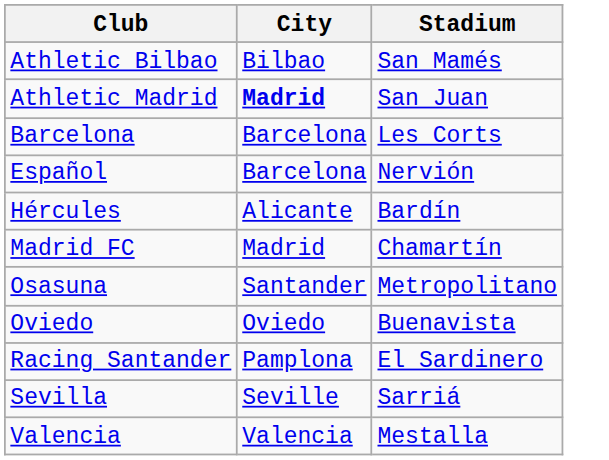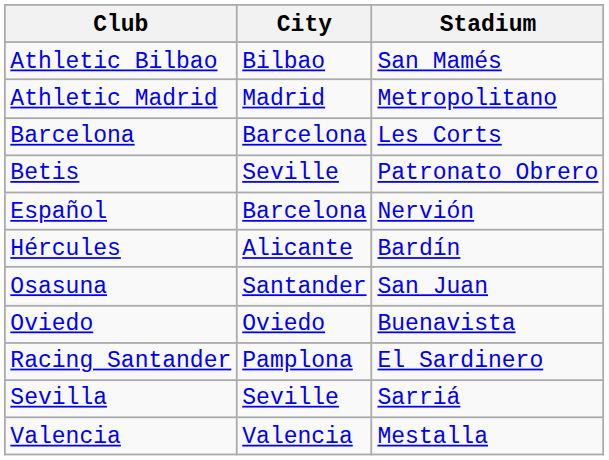(284, 99) bold -> (284, 99) normal
(433, 99) San Juan -> (467, 99) Metropolitano
+ row: (45, 174)
- row: (73, 249)
(467, 286) Metropolitano -> (433, 286) San Juan
